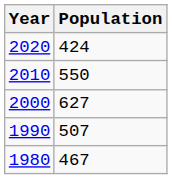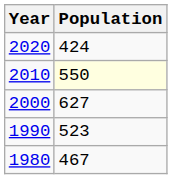(74, 75) no background -> (74, 75) lightyellow background
(74, 131) 507 -> (74, 131) 523
